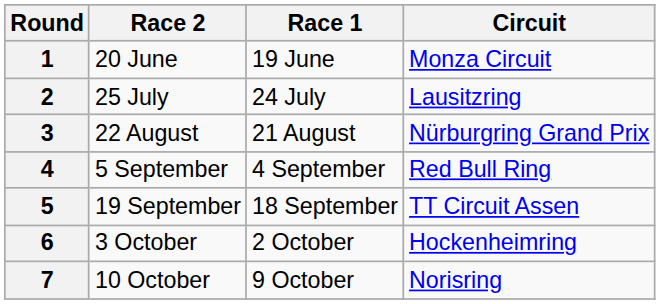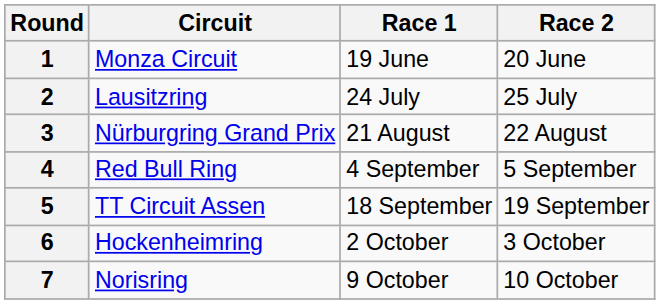columns swapped: (529, 23) <-> (168, 23)
